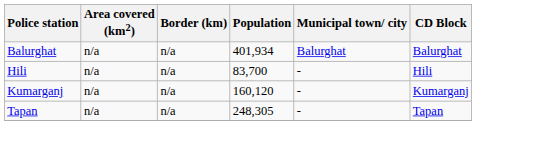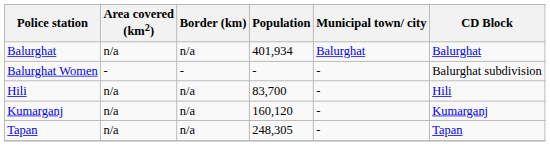+ row: (52, 71)
